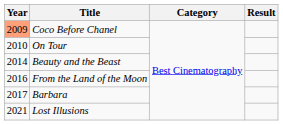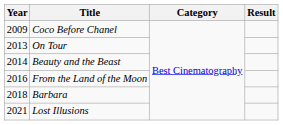(17, 29) lightsalmon background -> (17, 29) no background
(17, 45) 2010 -> (17, 45) 2013
(17, 95) 2017 -> (17, 95) 2018
